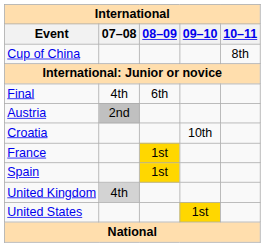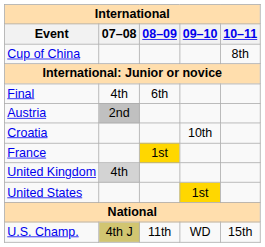- row: (23, 172)
+ row: (43, 232)
